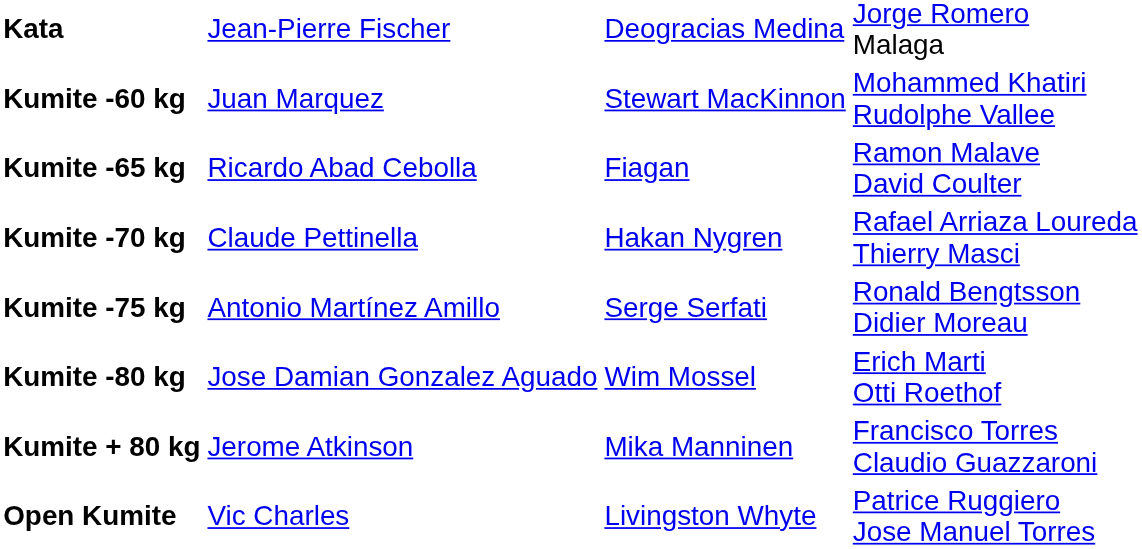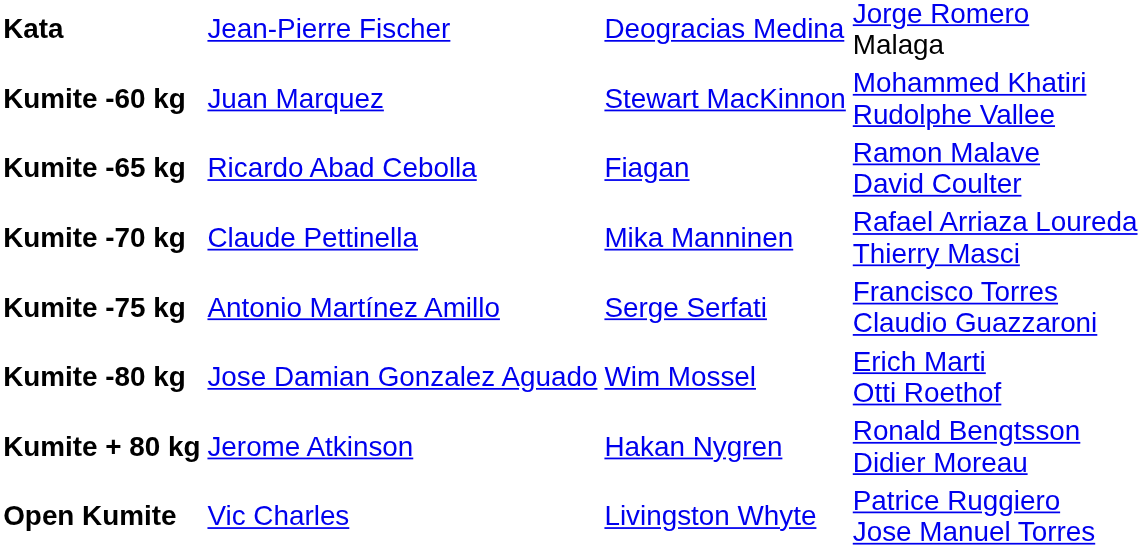(693, 237) Hakan Nygren -> (699, 237) Mika Manninen
(967, 307) Ronald Bengtsson Didier Moreau -> (975, 307) Francisco Torres Claudio Guazzaroni
(699, 446) Mika Manninen -> (693, 446) Hakan Nygren
(975, 446) Francisco Torres Claudio Guazzaroni -> (967, 446) Ronald Bengtsson Didier Moreau
